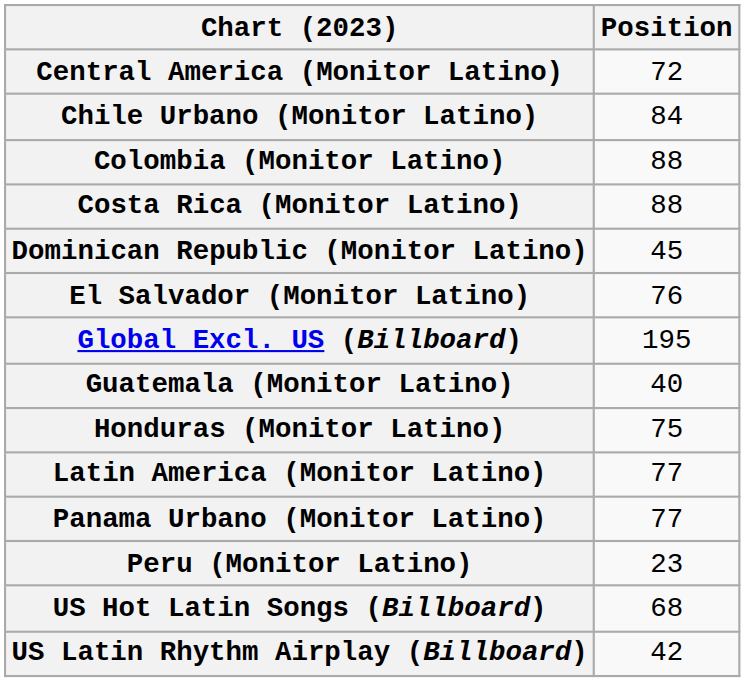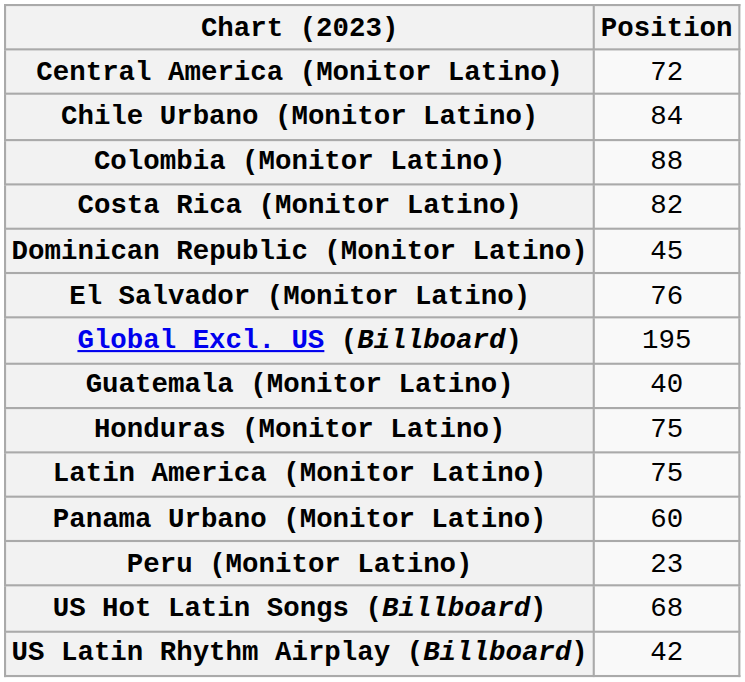(667, 206) 88 -> (667, 206) 82
(667, 474) 77 -> (667, 474) 75
(667, 519) 77 -> (667, 519) 60
